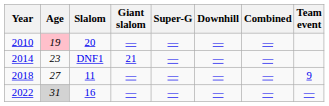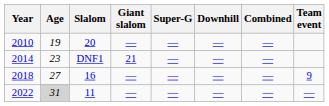(55, 42) pink background -> (55, 42) no background
(90, 76) 11 -> (90, 76) 16
(90, 93) 16 -> (90, 93) 11
